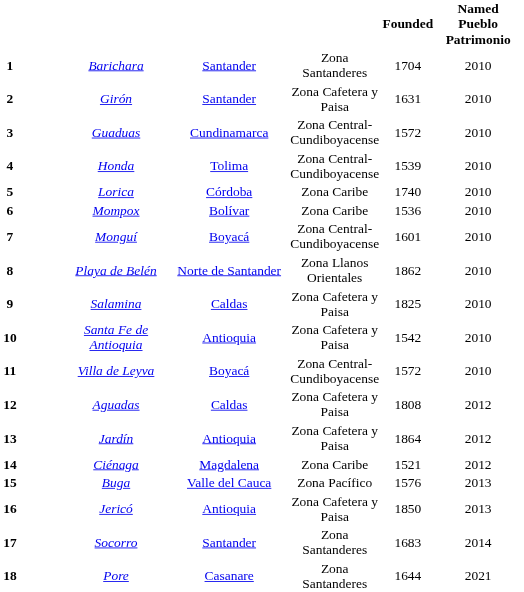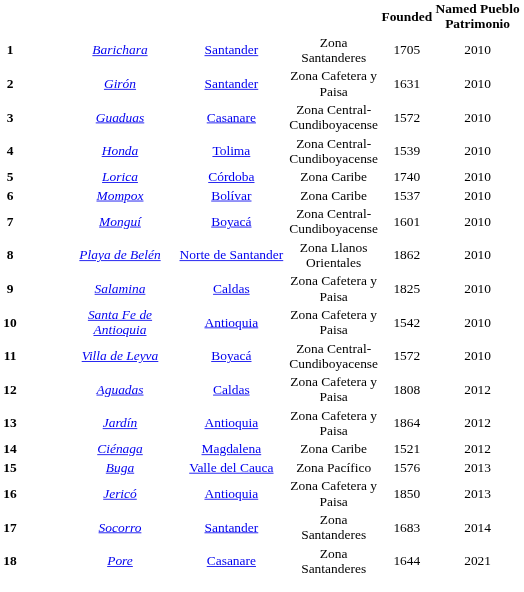(408, 65) 1704 -> (407, 50) 1705
(229, 132) Cundinamarca -> (231, 117) Casanare
(408, 210) 1536 -> (407, 195) 1537
